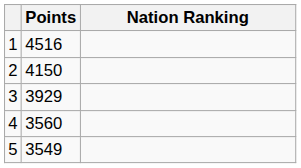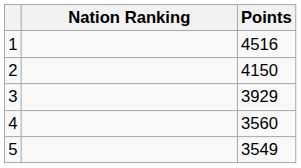columns swapped: (188, 17) <-> (51, 17)
